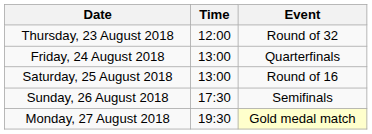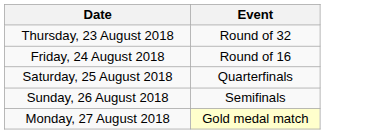- column: (214, 14)
(302, 56) Quarterfinals -> (255, 56) Round of 16
(302, 77) Round of 16 -> (255, 77) Quarterfinals
